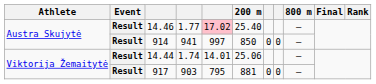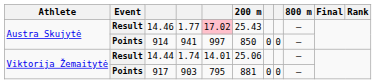(248, 26) 25.40 -> (248, 26) 25.43
(128, 41) Result -> (128, 41) Points
(128, 71) Result -> (128, 71) Points
